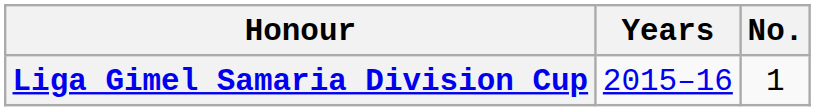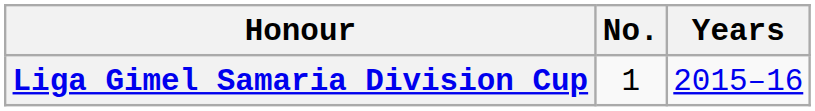columns swapped: (775, 30) <-> (668, 30)
